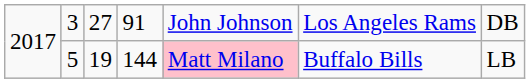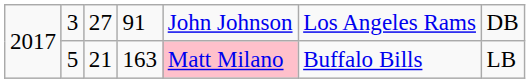(100, 59) 19 -> (100, 59) 21
(140, 59) 144 -> (140, 59) 163
